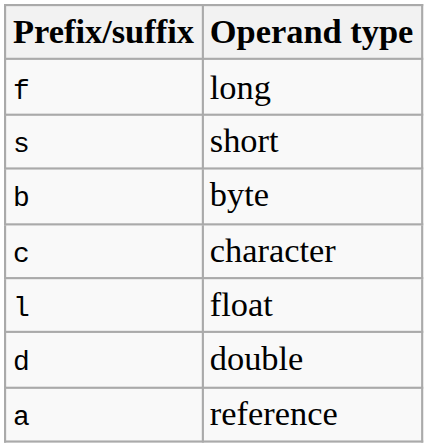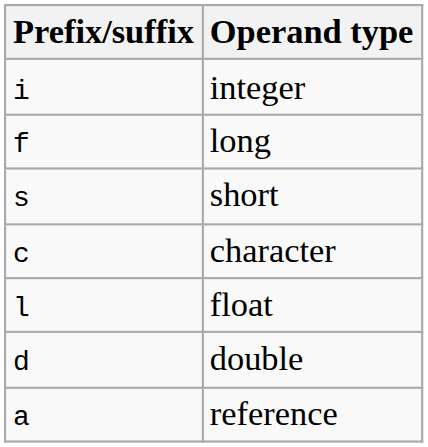+ row: (258, 86)
- row: (239, 195)
